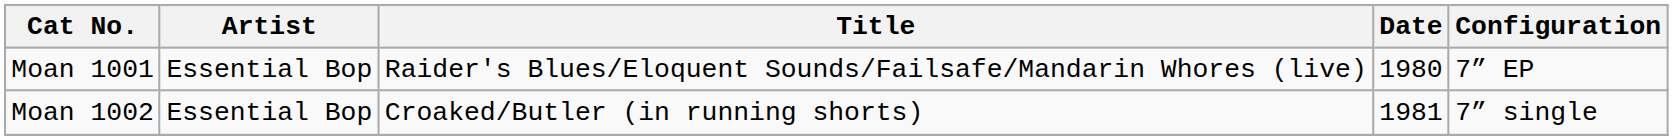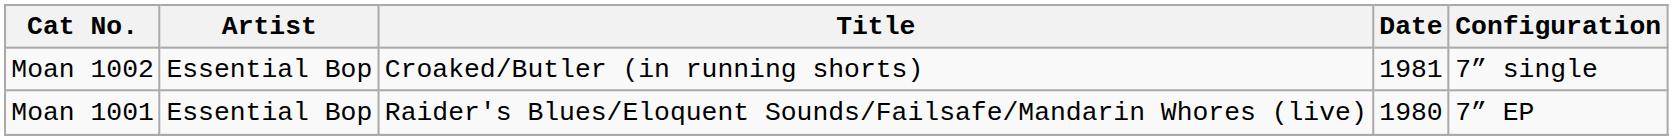rows swapped: (83, 70) <-> (83, 113)
